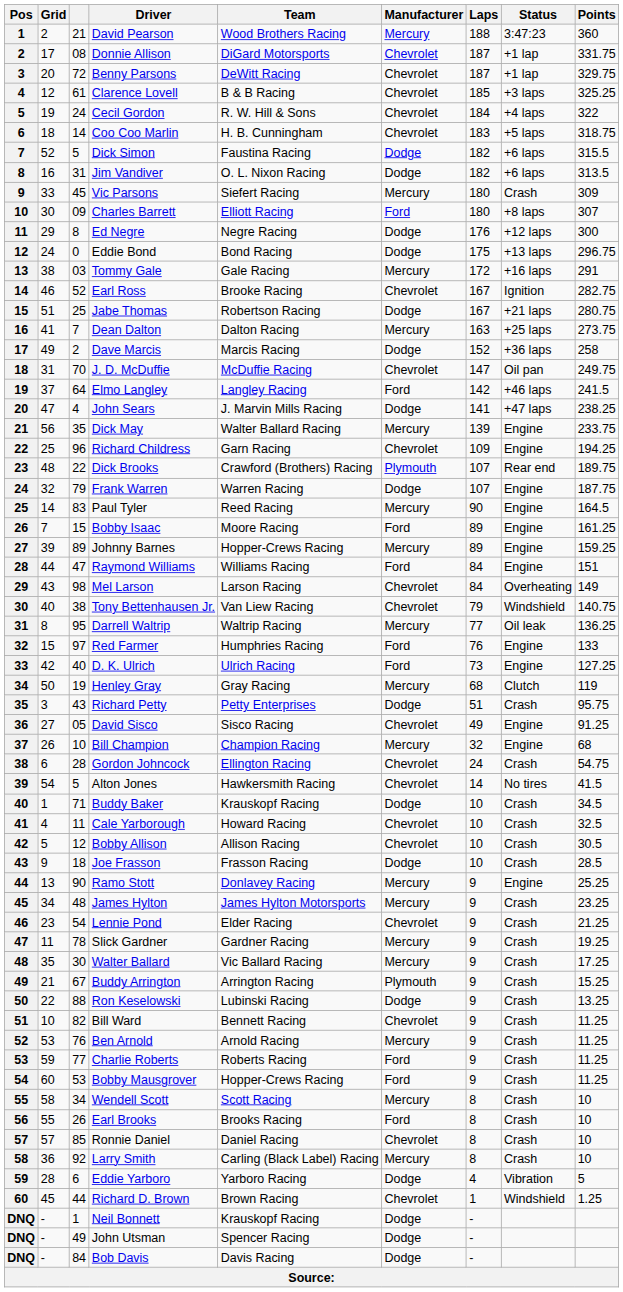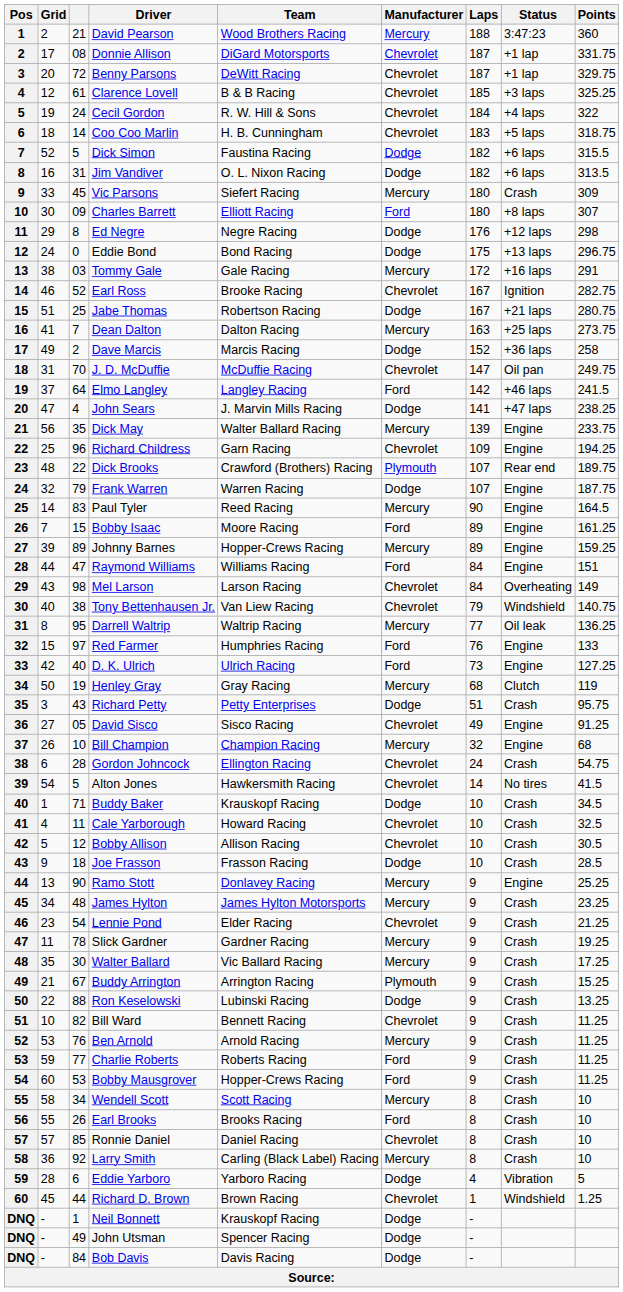(588, 232) 300 -> (588, 232) 298
